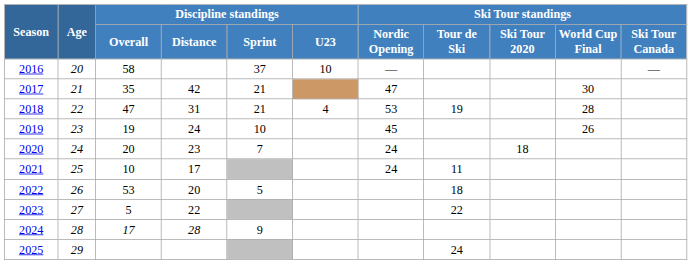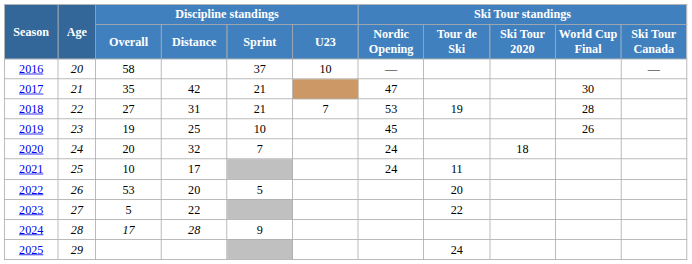(129, 109) 47 -> (129, 109) 27
(325, 109) 4 -> (325, 109) 7
(194, 129) 24 -> (194, 129) 25
(194, 149) 23 -> (194, 149) 32
(457, 189) 18 -> (457, 189) 20
